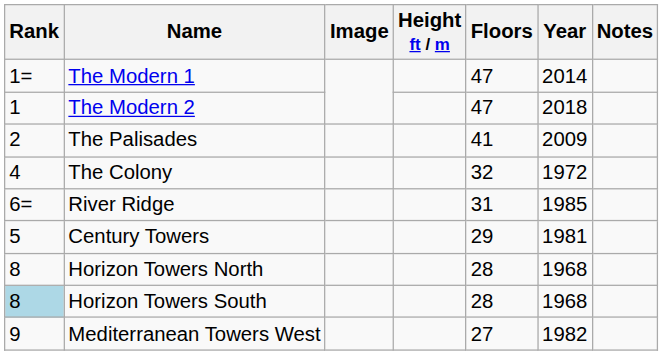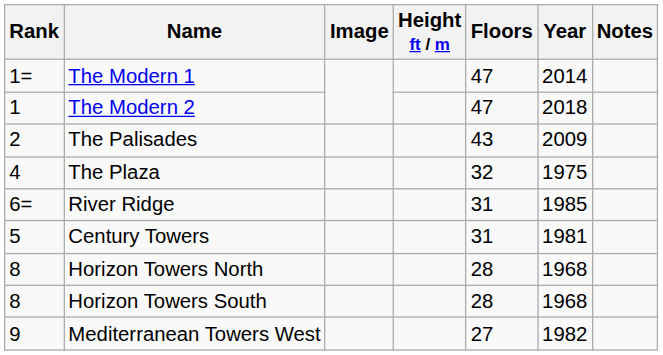(482, 140) 41 -> (482, 140) 43
+ row: (114, 172)
- row: (120, 172)
(482, 236) 29 -> (482, 236) 31
(15, 301) lightblue background -> (15, 301) no background
